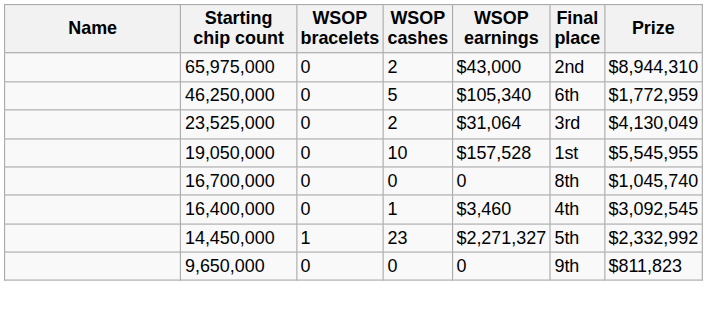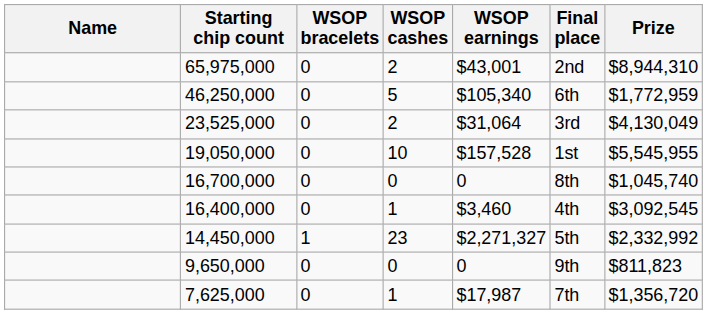(489, 67) $43,000 -> (489, 67) $43,001
+ row: (225, 294)
